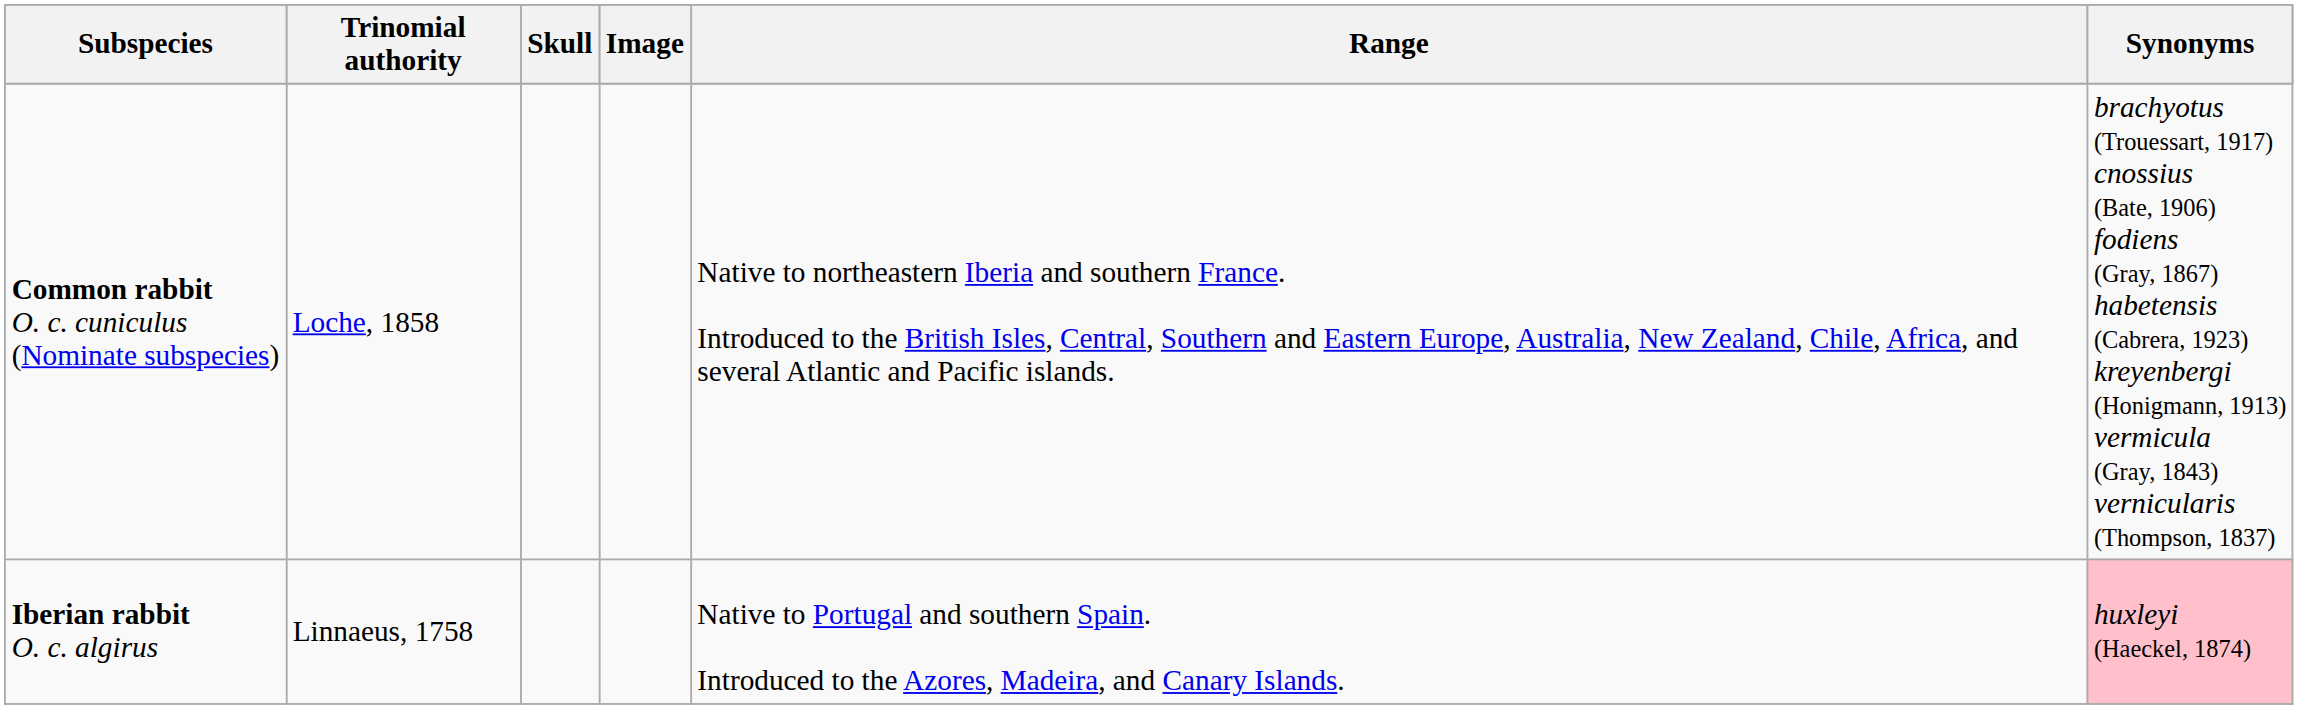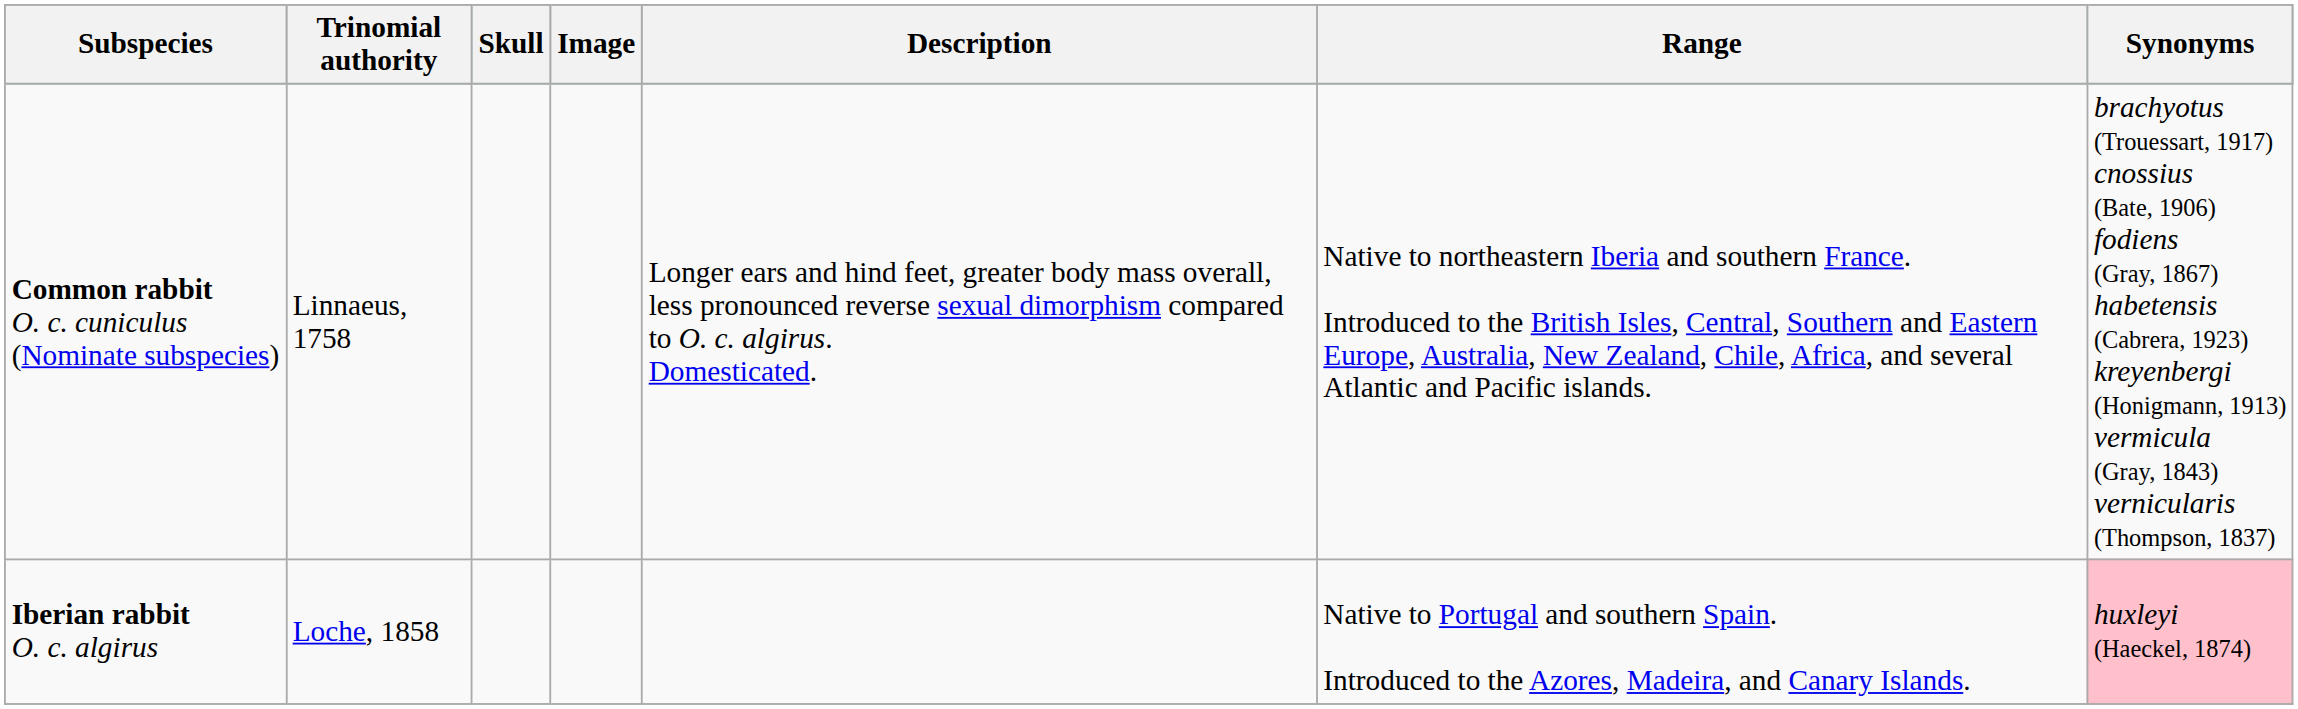+ column: (979, 44)
(366, 321) Loche, 1858 -> (350, 321) Linnaeus, 1758
(383, 631) Linnaeus, 1758 -> (366, 631) Loche, 1858
